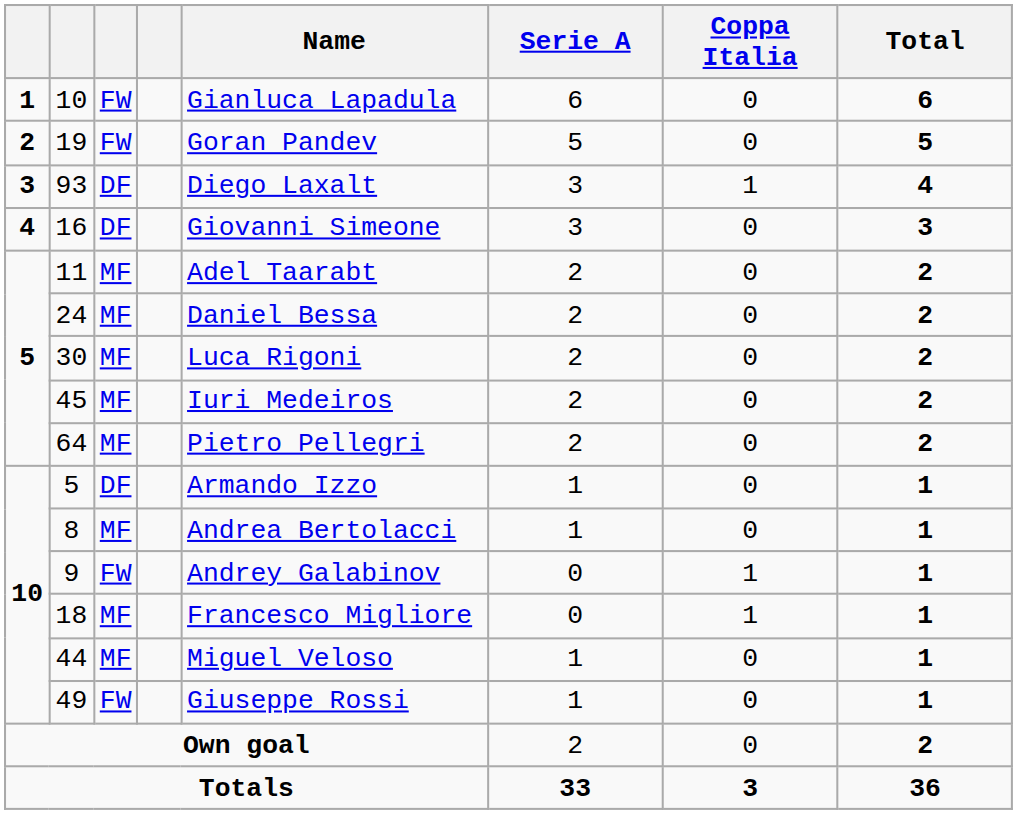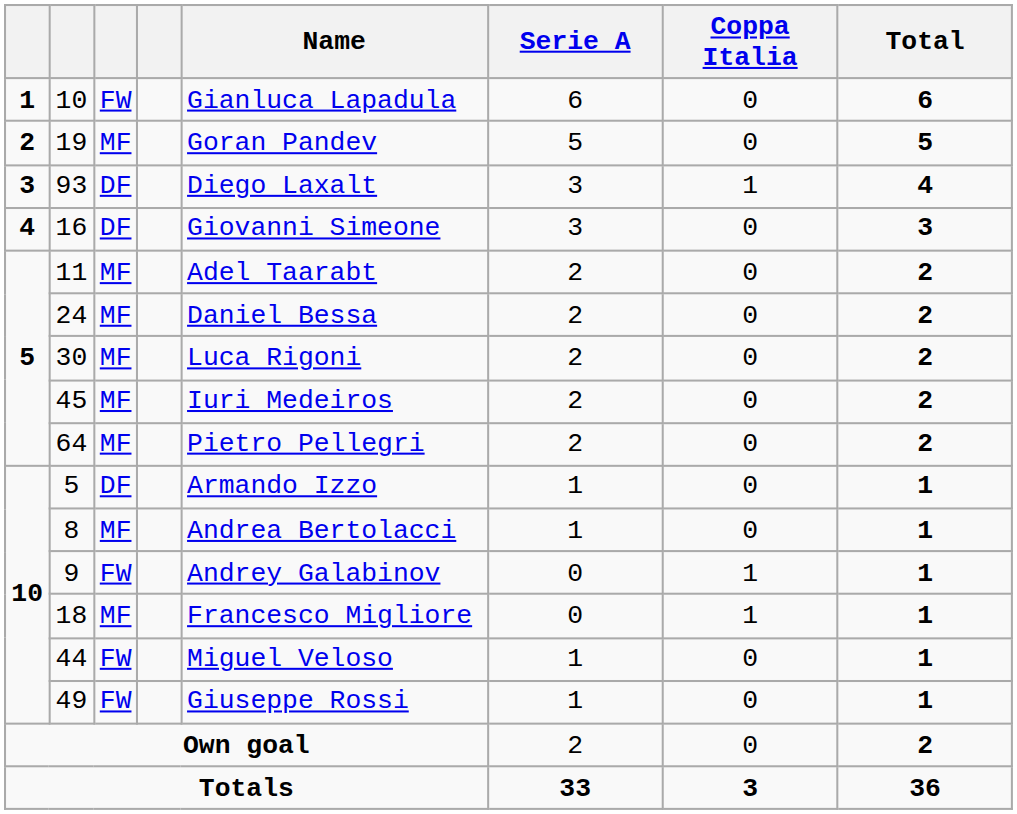(116, 143) FW -> (116, 143) MF
(116, 659) MF -> (116, 659) FW
